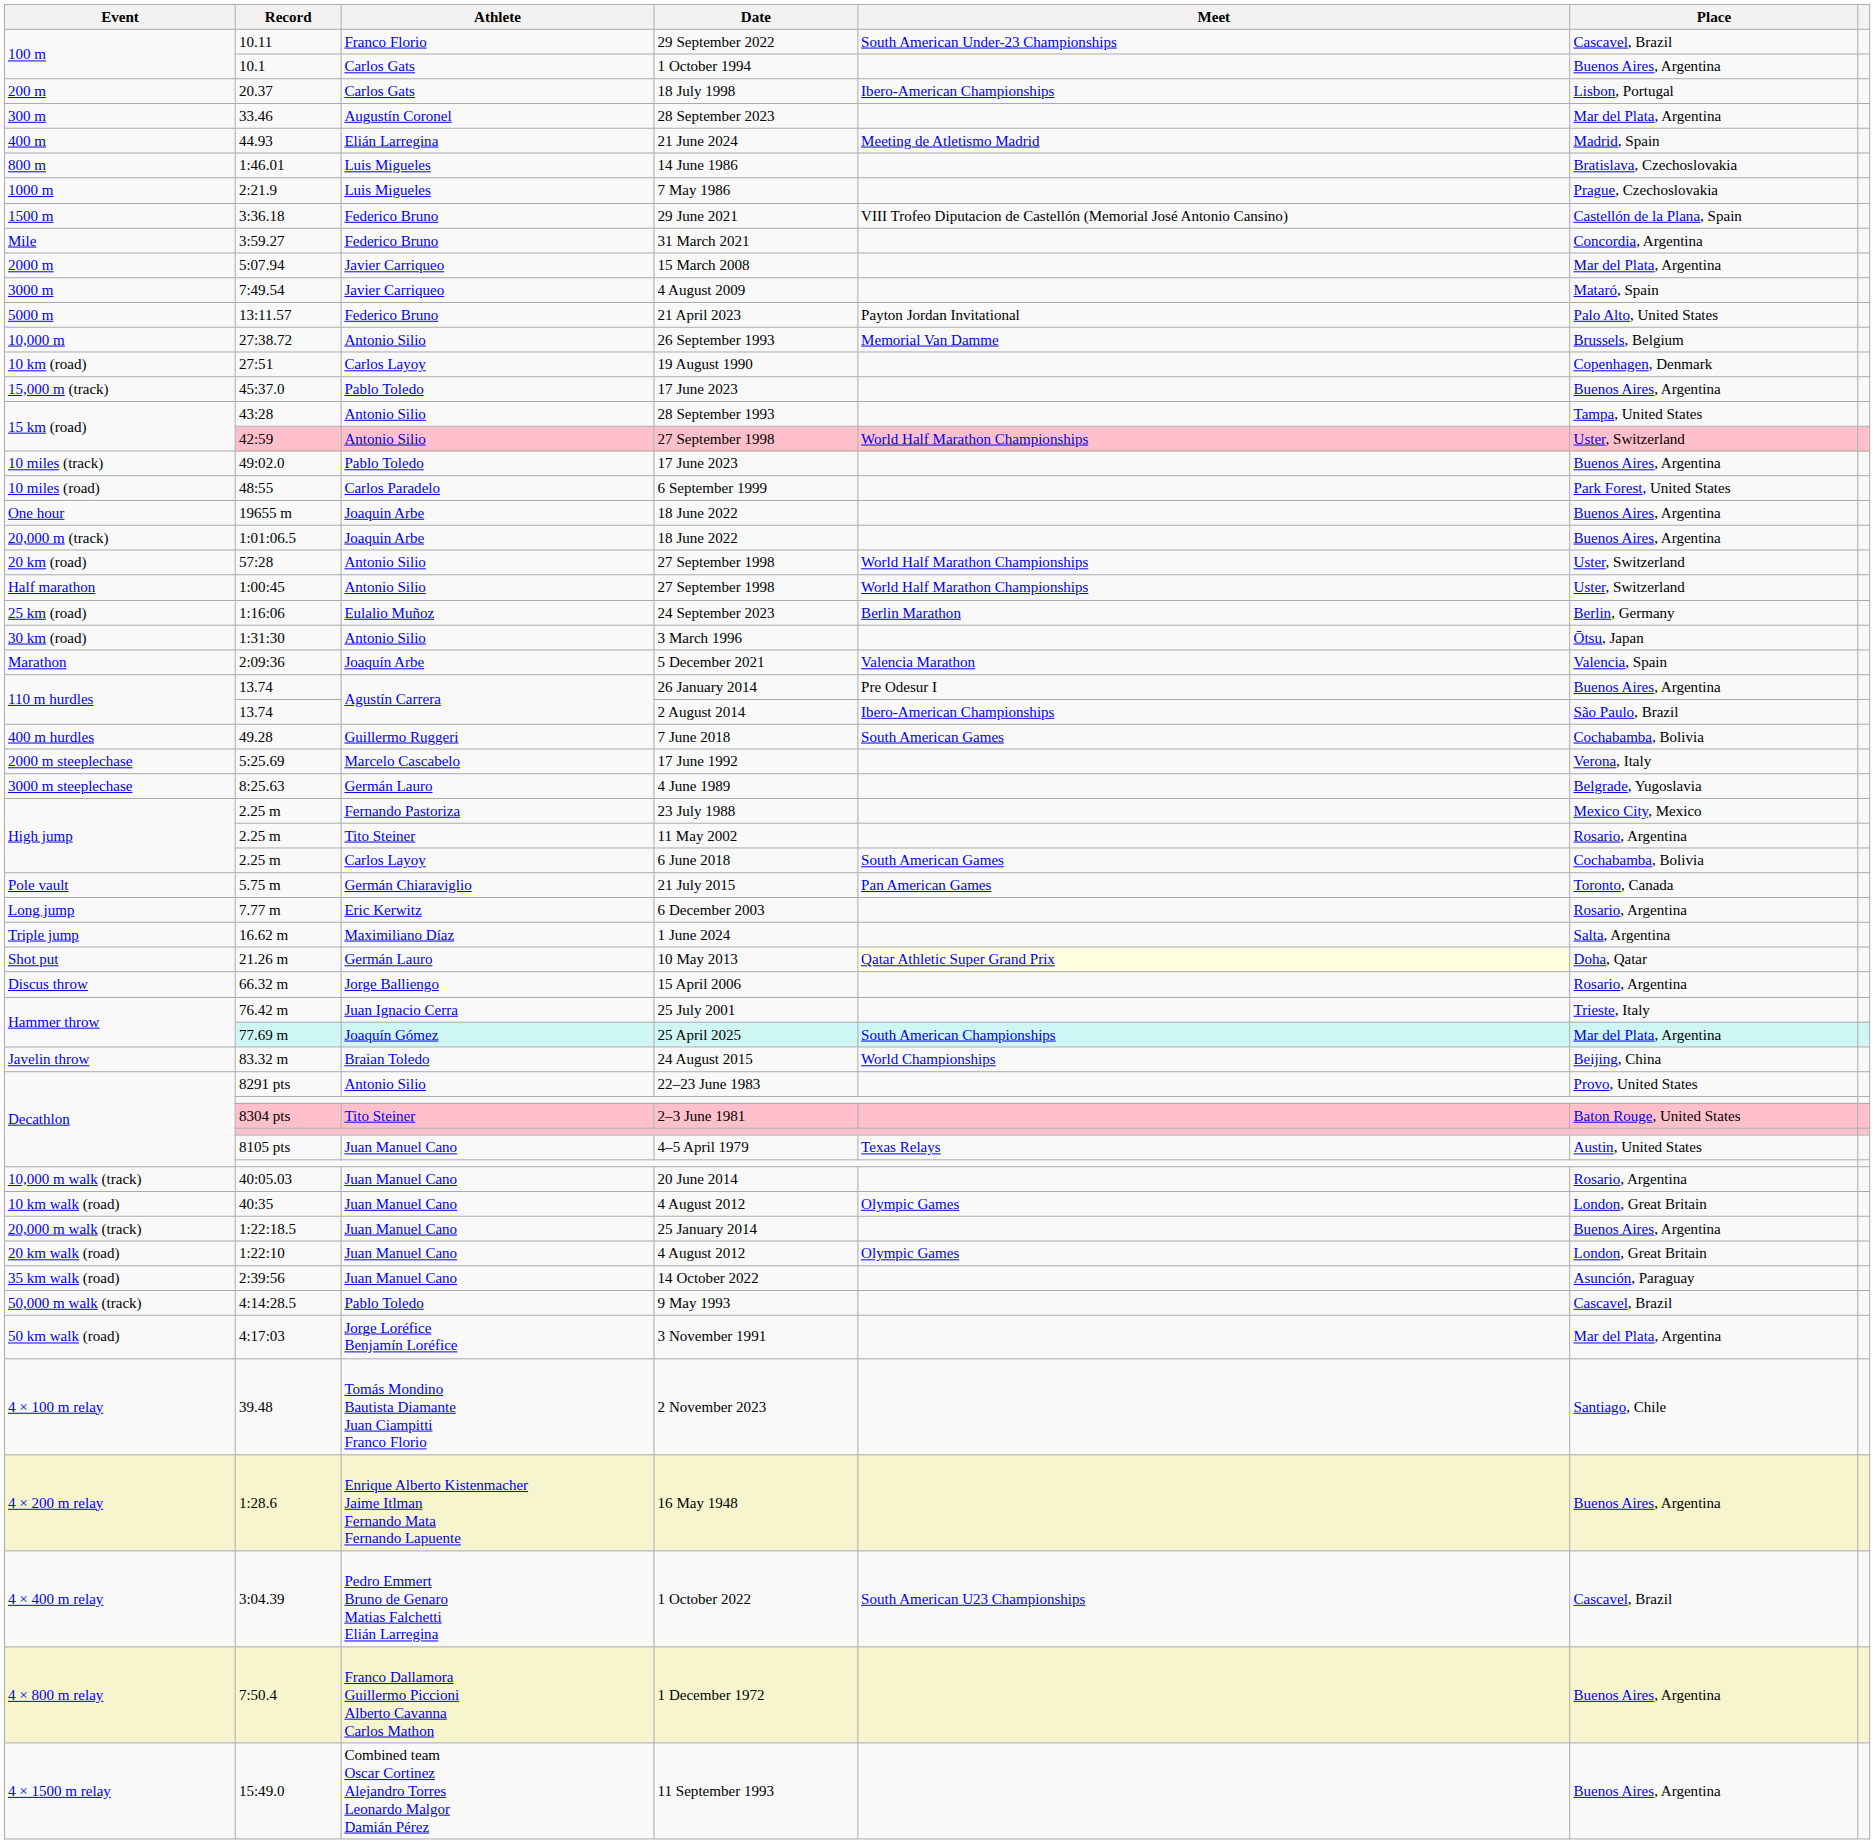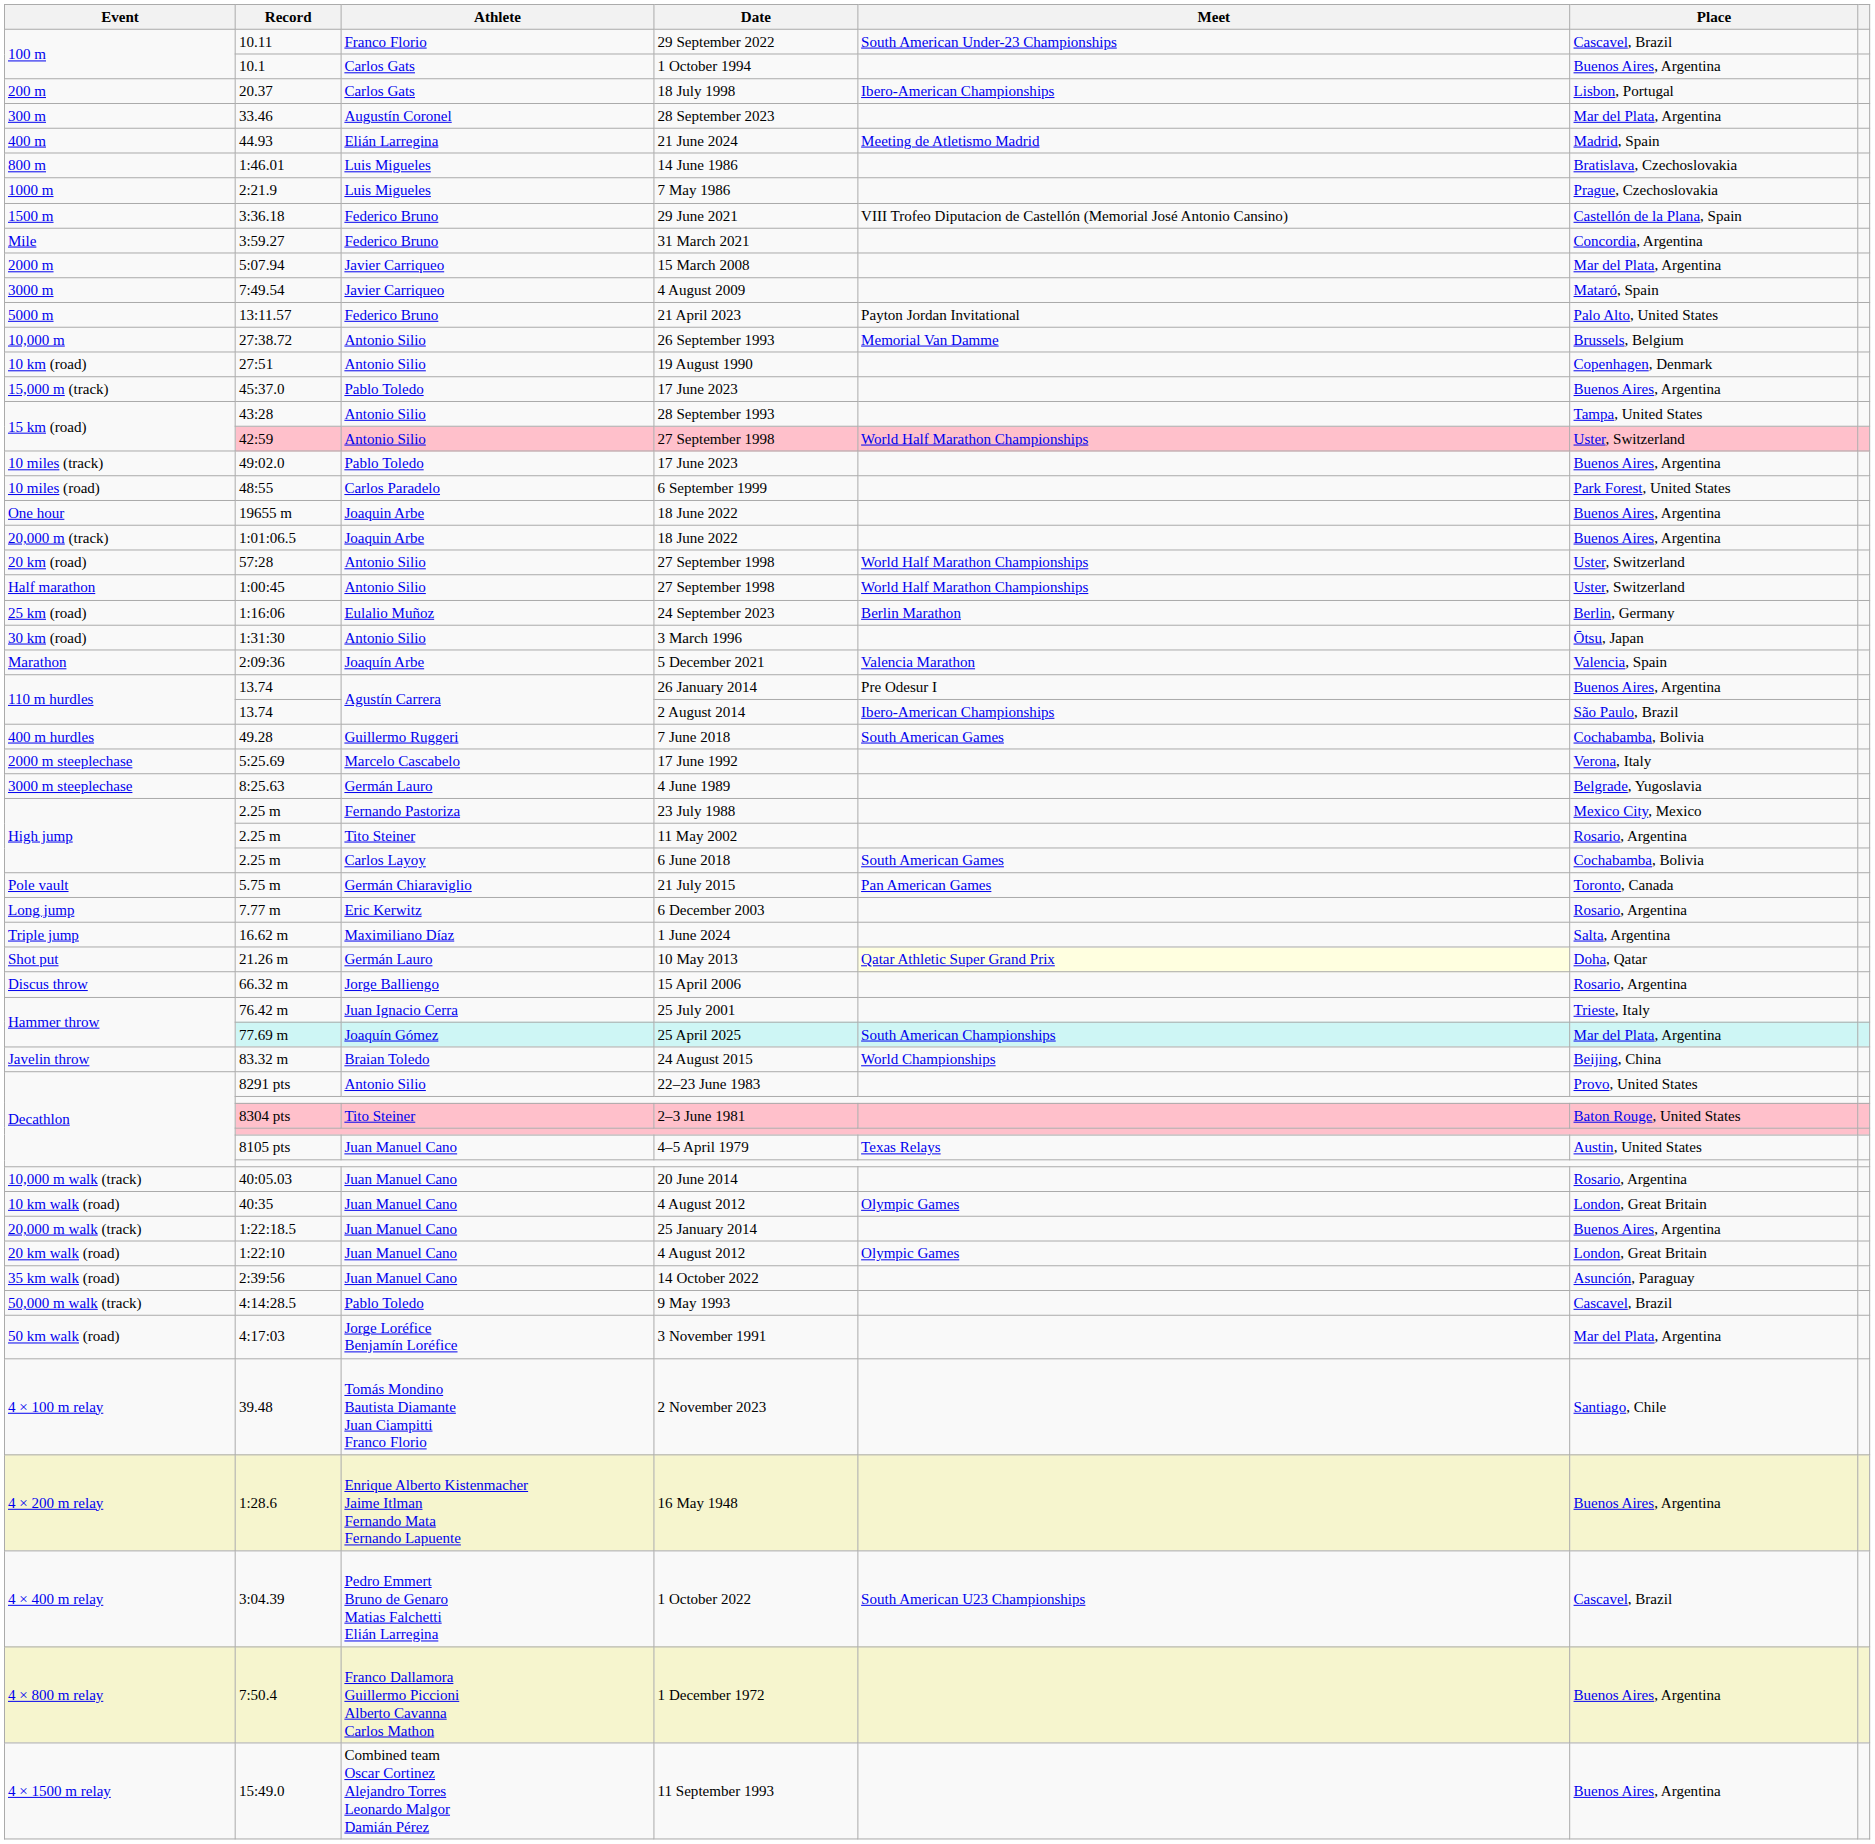(385, 364) Carlos Layoy -> (385, 364) Antonio Silio
